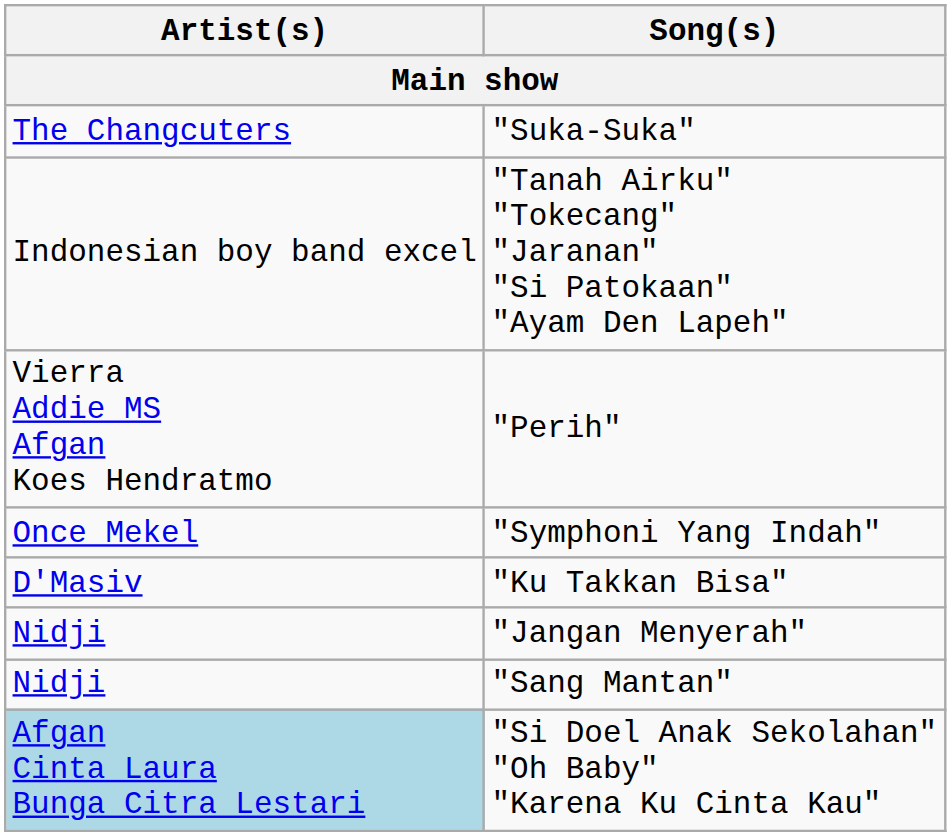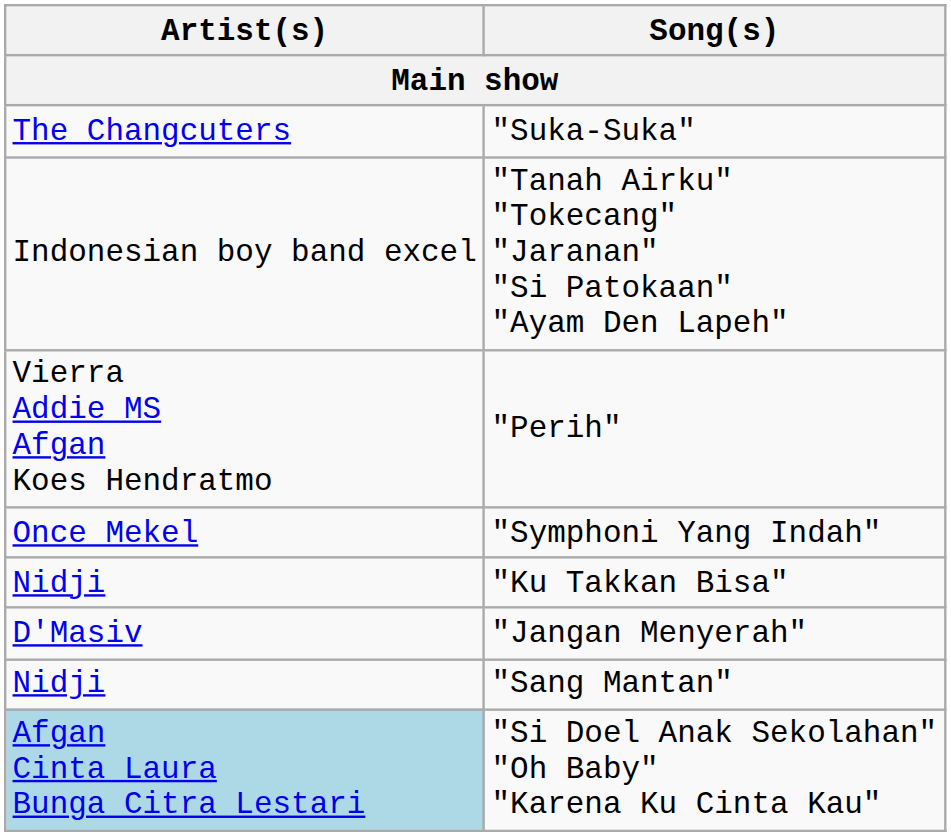(78, 583) D'Masiv -> (59, 583) Nidji
(59, 633) Nidji -> (78, 633) D'Masiv
